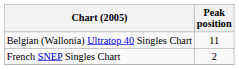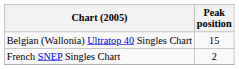(214, 40) 11 -> (214, 40) 15
